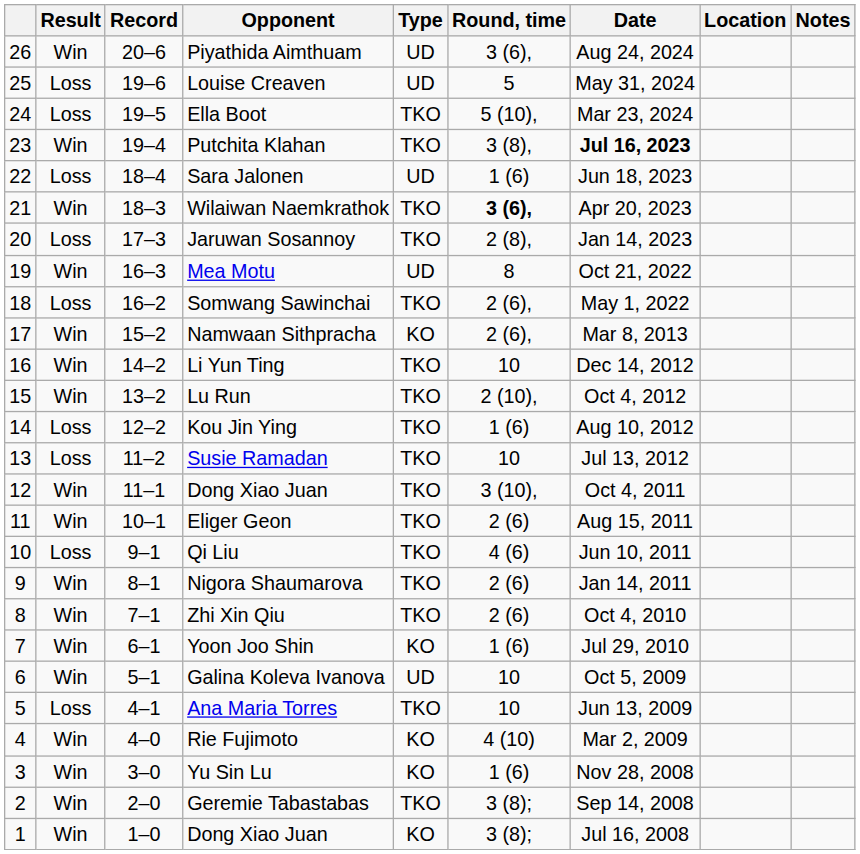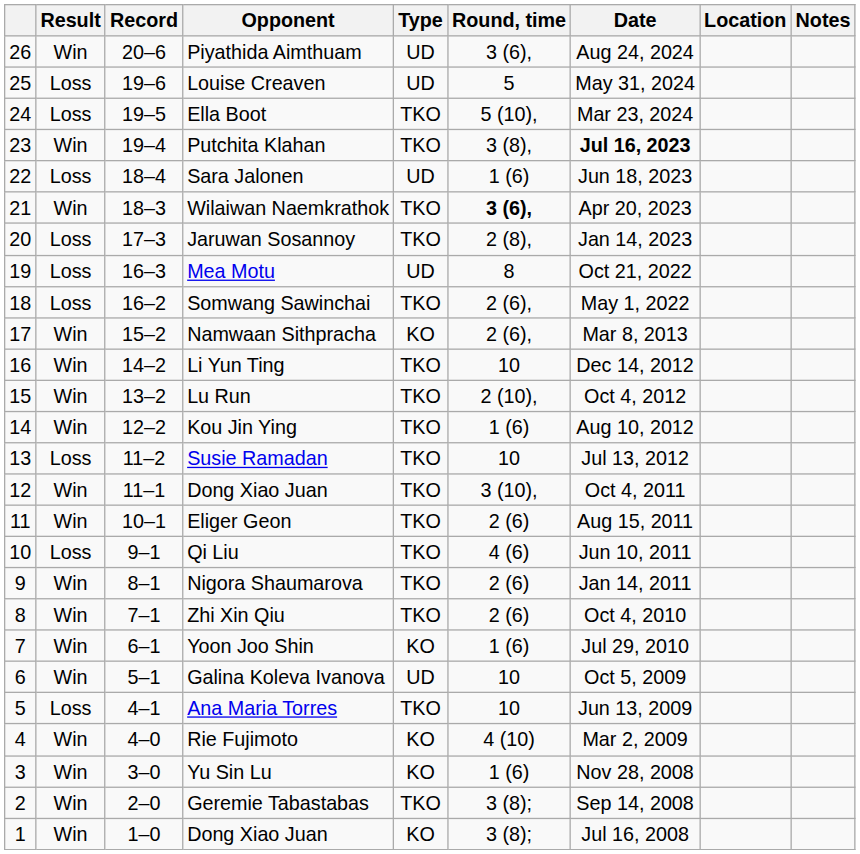(71, 271) Win -> (71, 271) Loss
(71, 427) Loss -> (71, 427) Win
